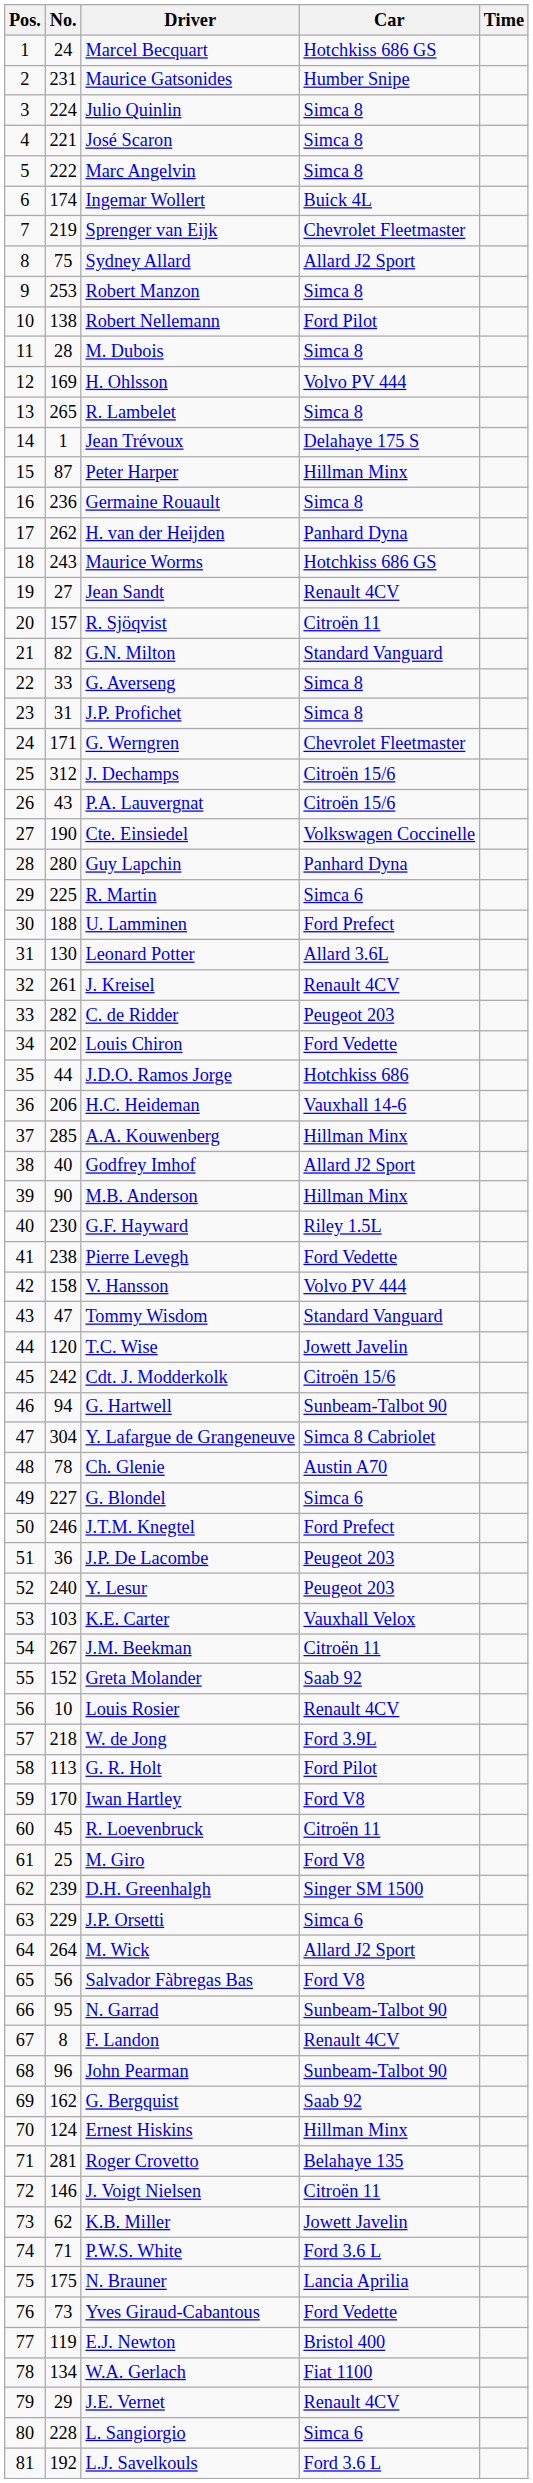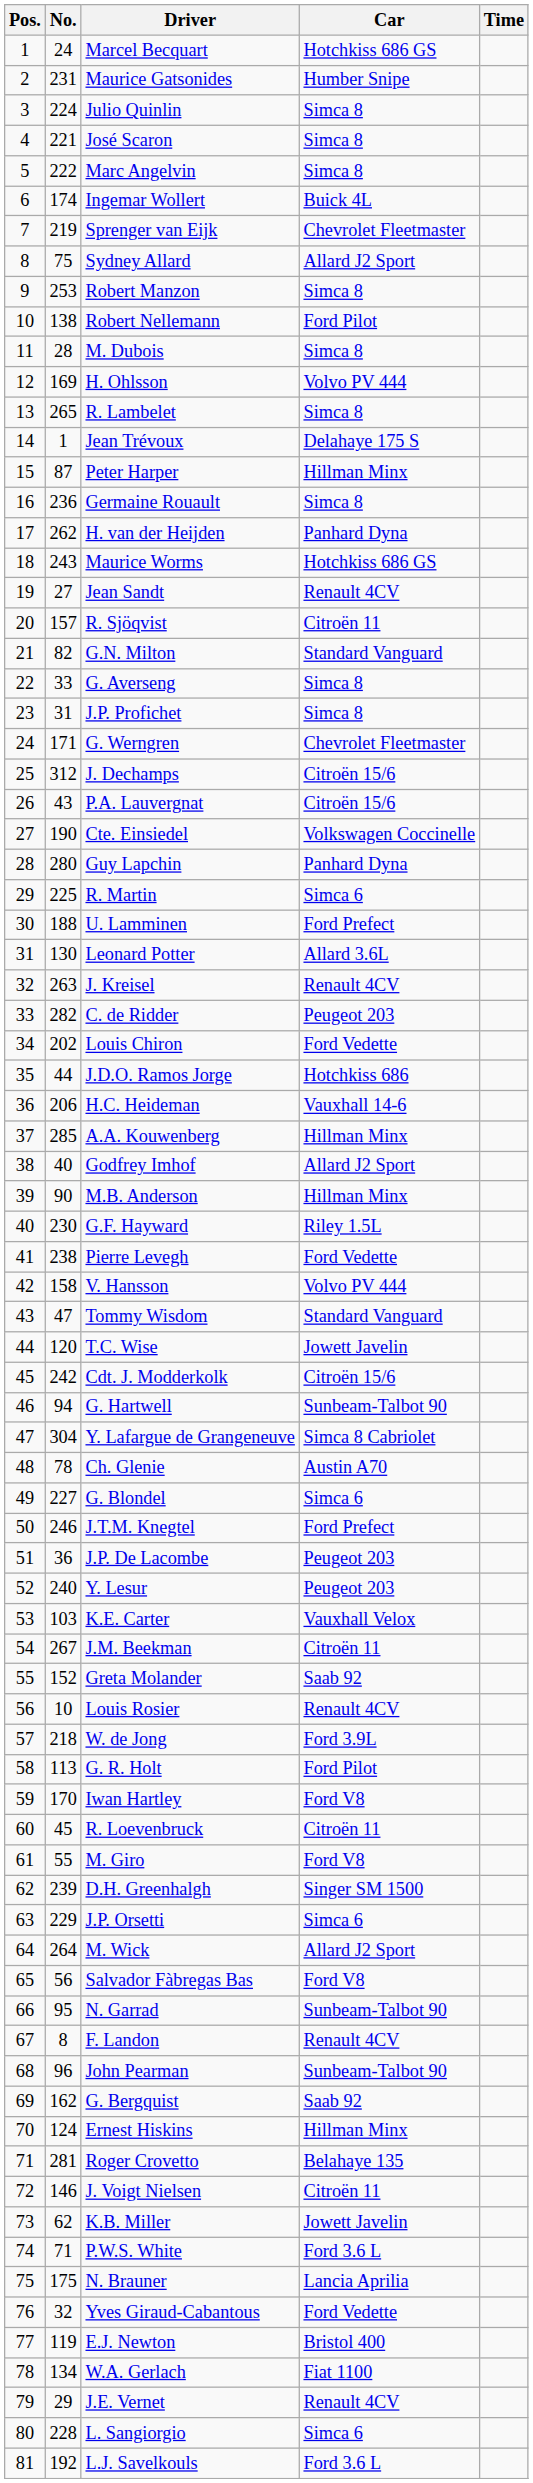(63, 985) 261 -> (63, 985) 263
(63, 1859) 25 -> (63, 1859) 55
(63, 2312) 73 -> (63, 2312) 32
